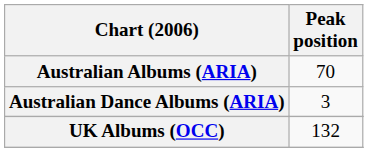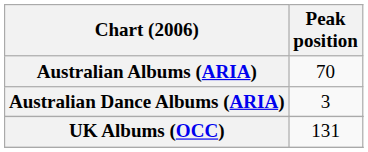(326, 131) 132 -> (326, 131) 131
